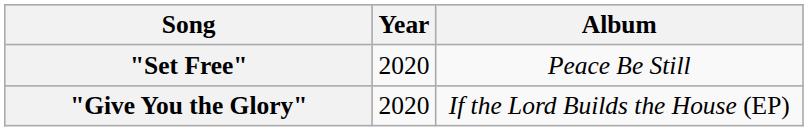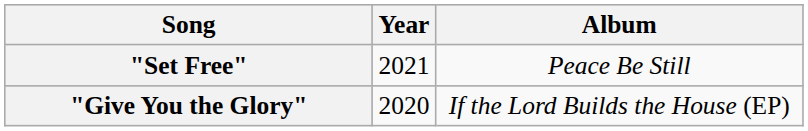(404, 65) 2020 -> (404, 65) 2021
